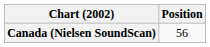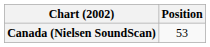(182, 33) 56 -> (182, 33) 53
